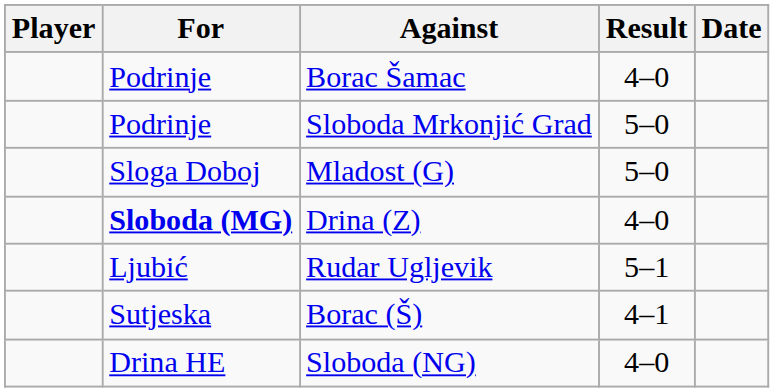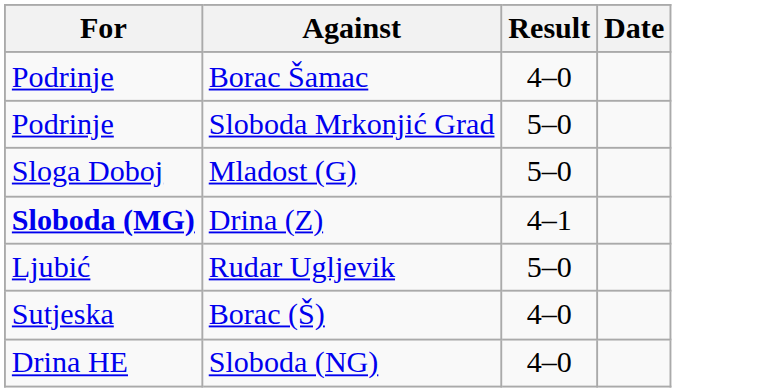- column: (54, 28)
(647, 219) 4–0 -> (549, 219) 4–1
(647, 266) 5–1 -> (549, 266) 5–0
(647, 314) 4–1 -> (549, 314) 4–0
